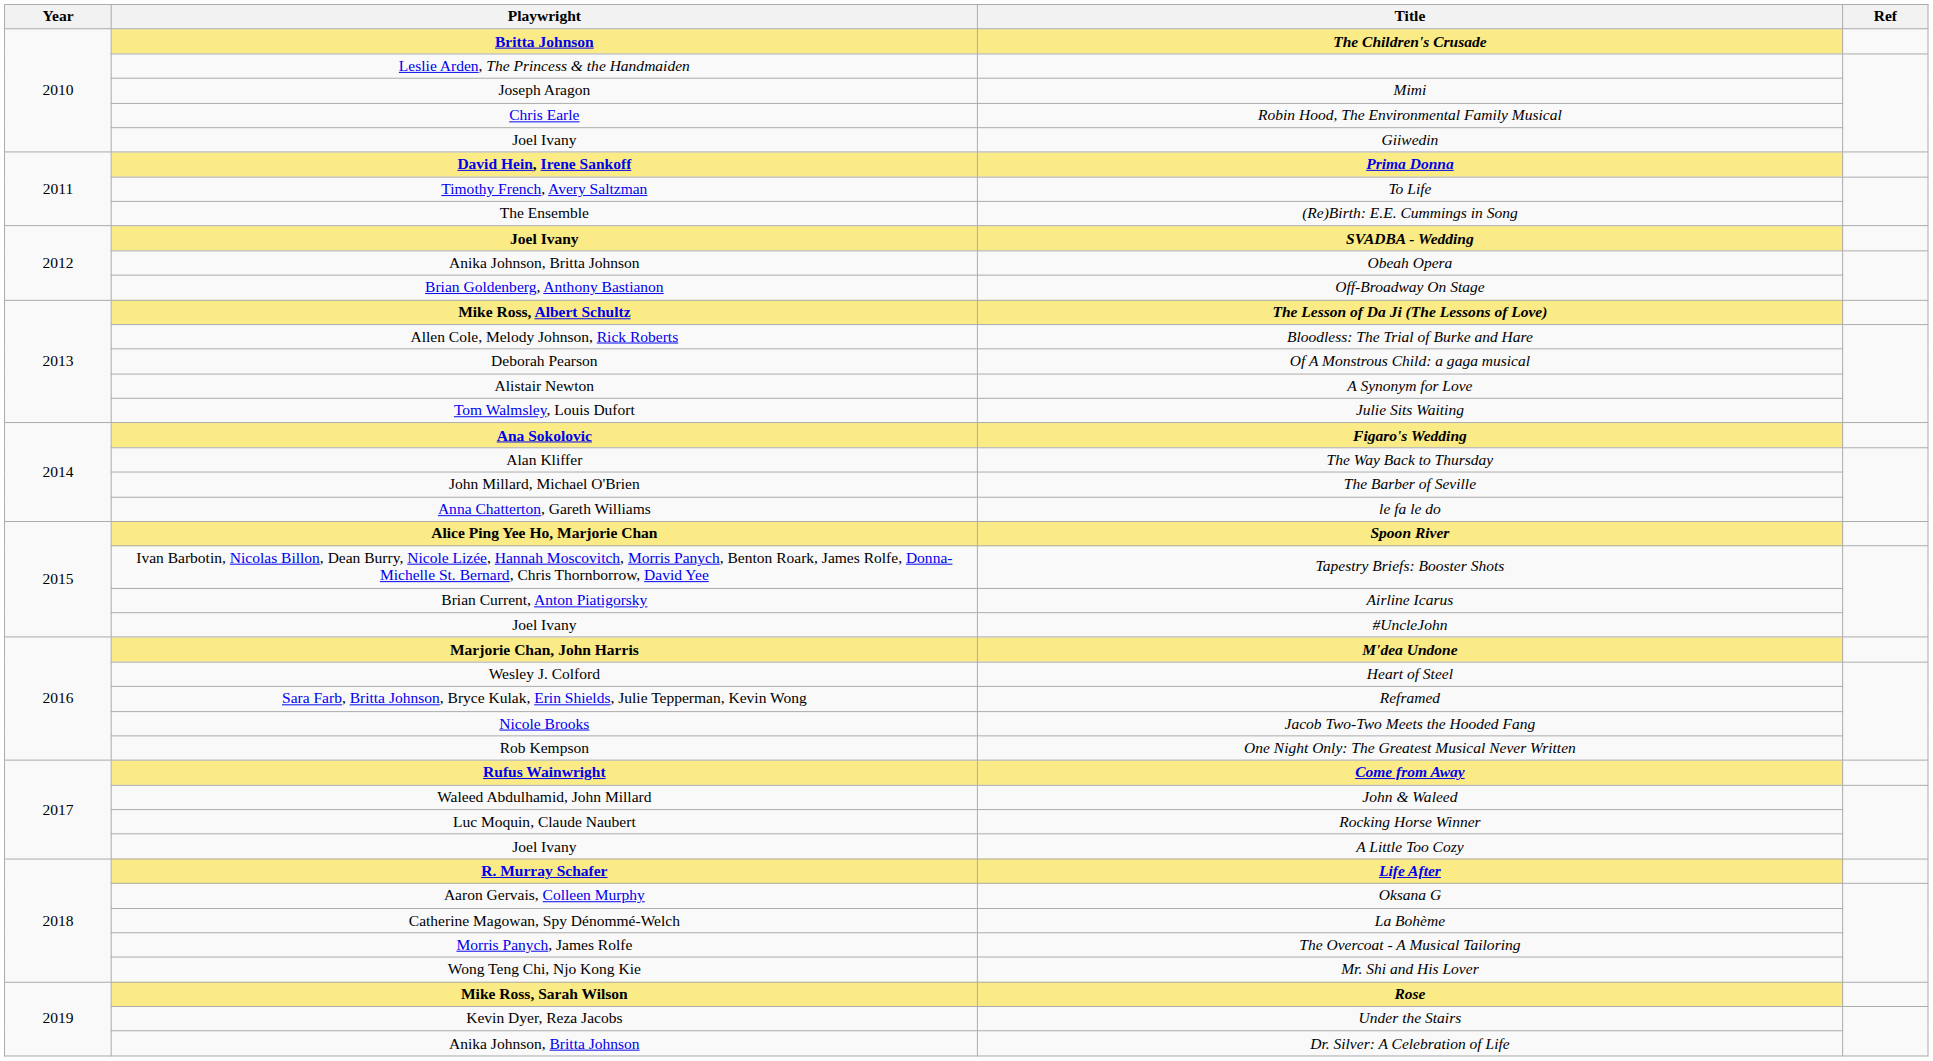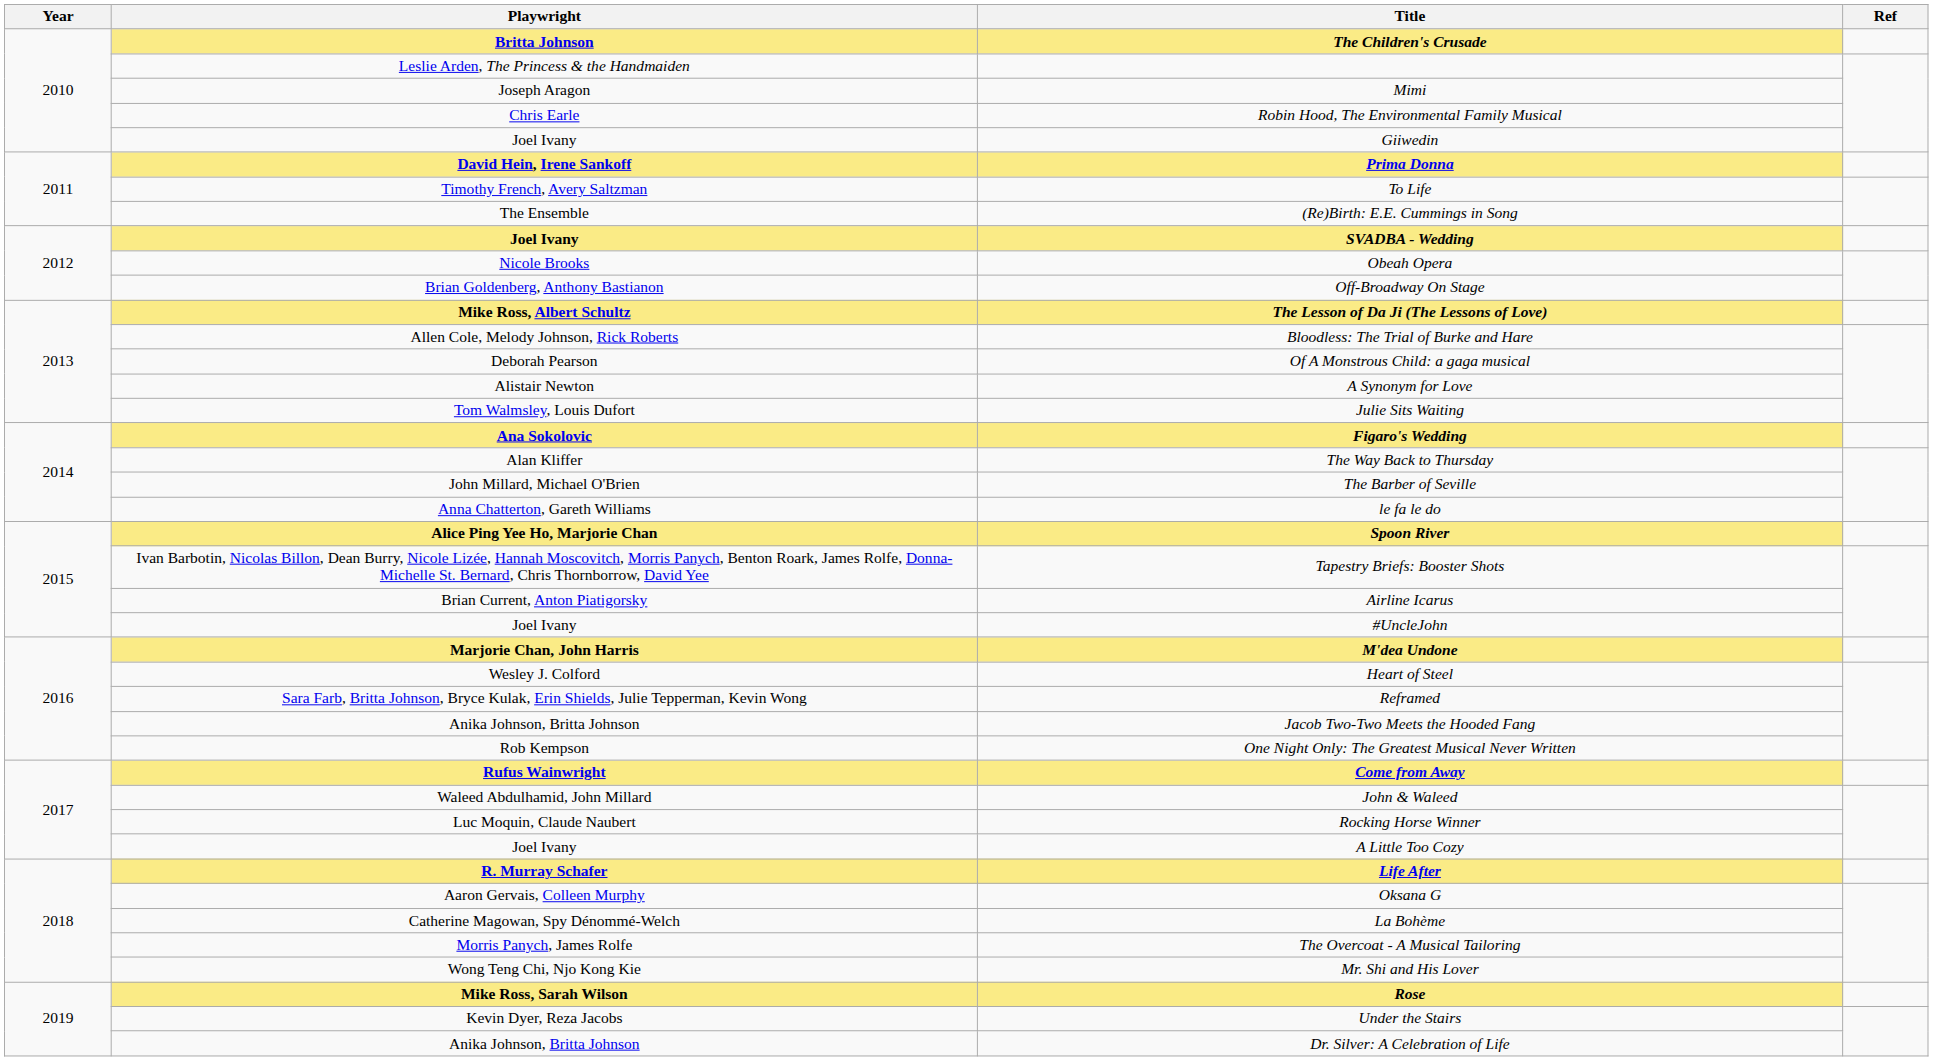(544, 262) Anika Johnson, Britta Johnson -> (544, 262) Nicole Brooks
(544, 723) Nicole Brooks -> (544, 723) Anika Johnson, Britta Johnson
